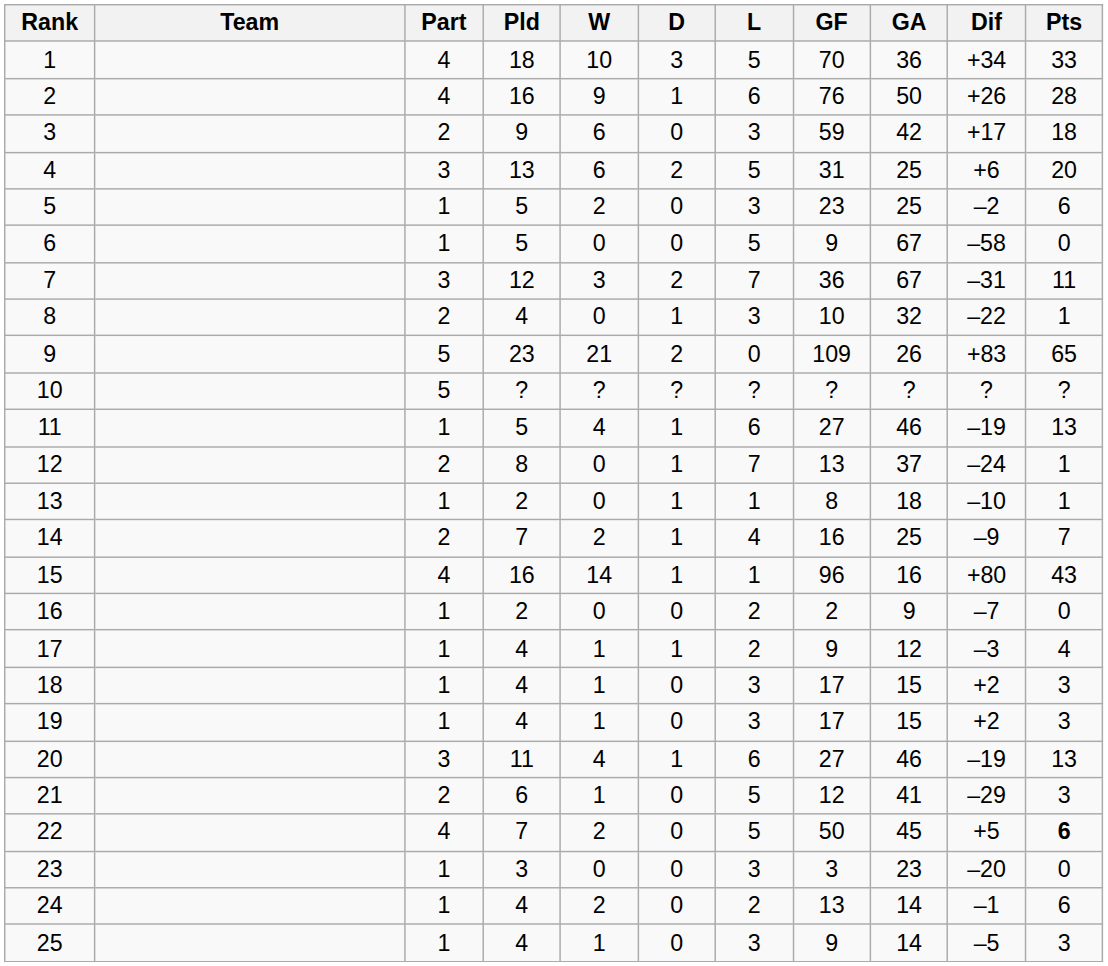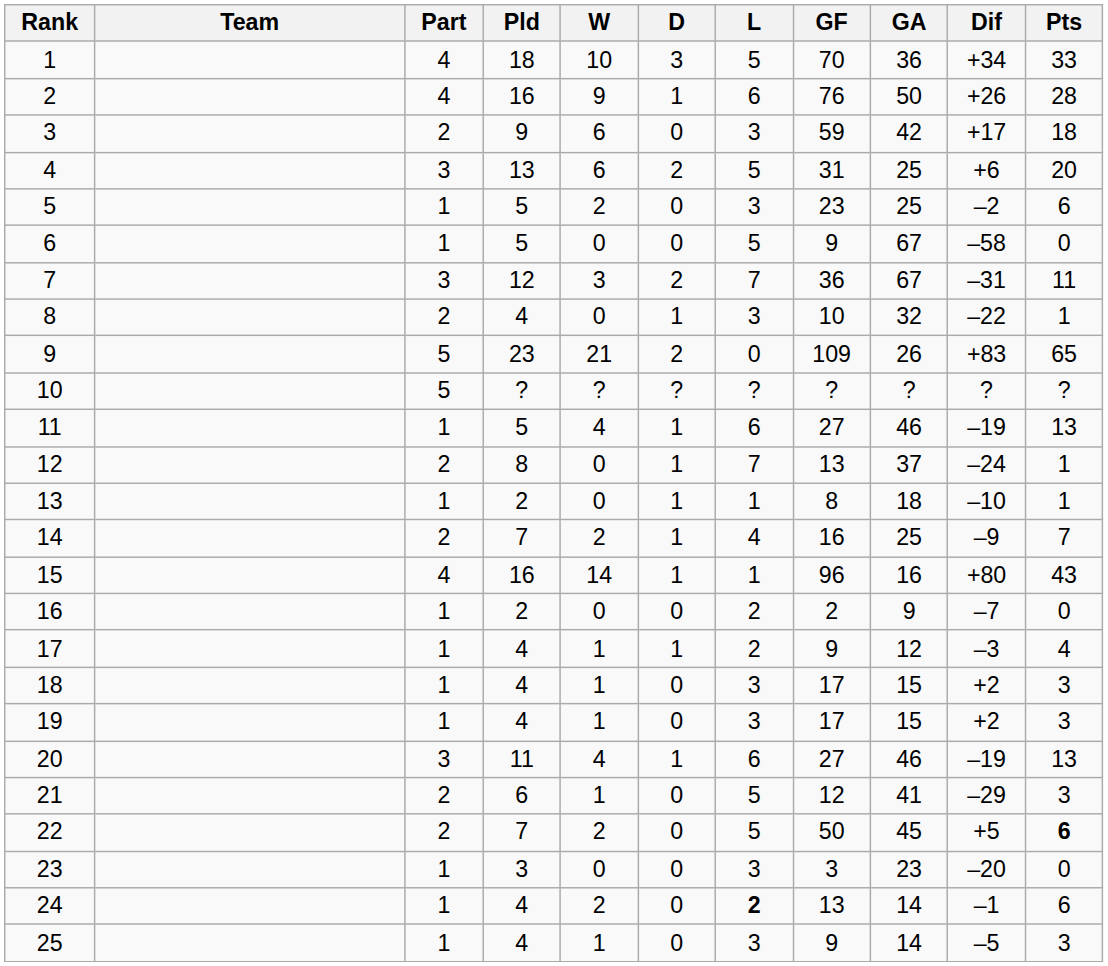(444, 832) 4 -> (444, 832) 2
(754, 905) normal -> (754, 905) bold
